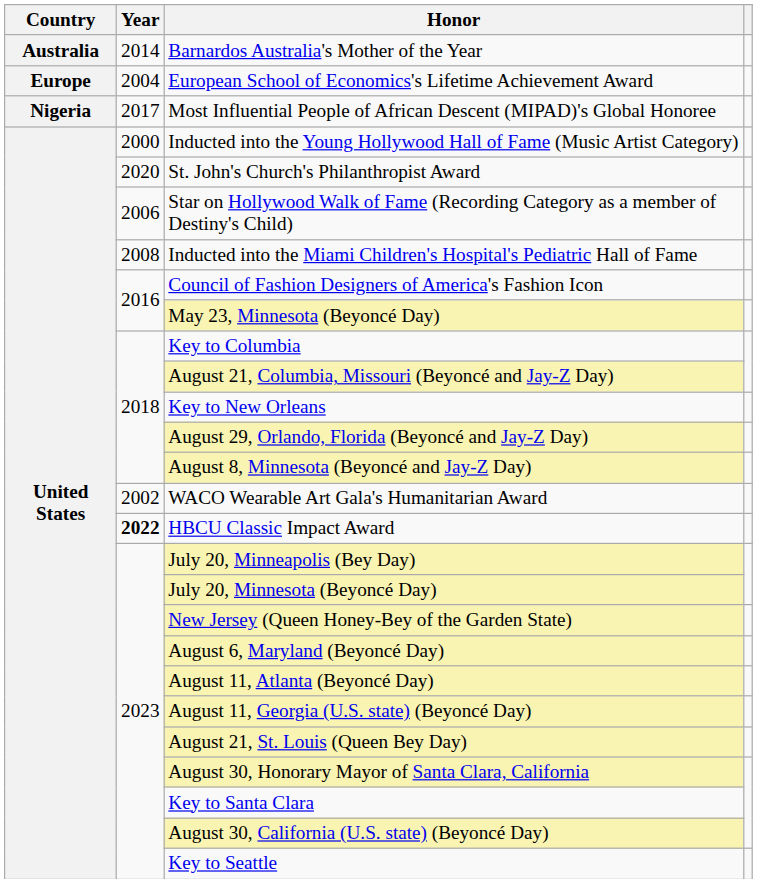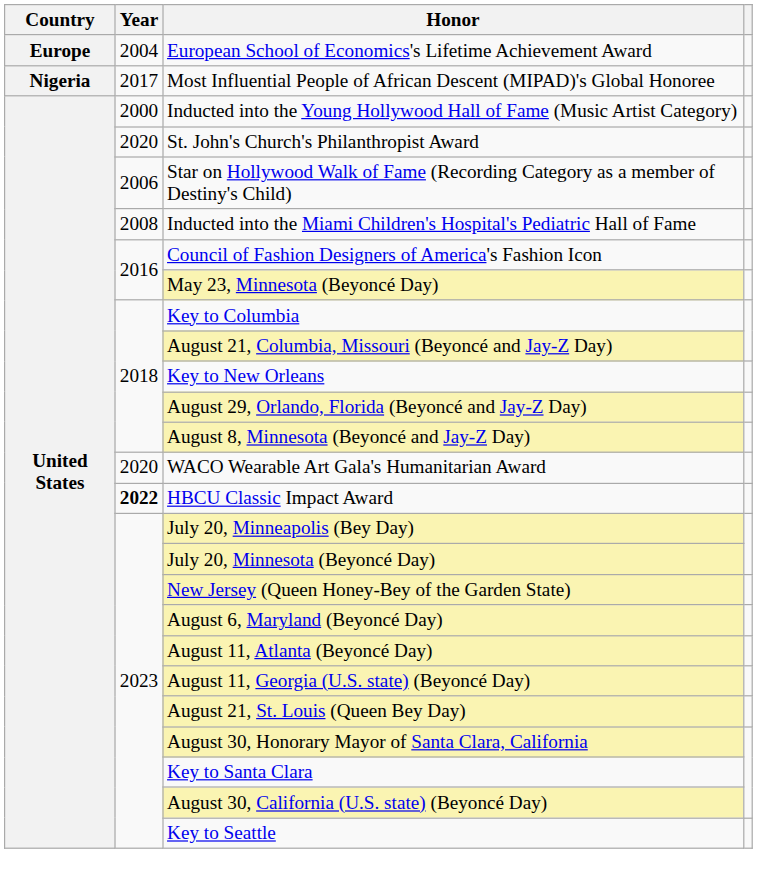- row: (325, 50)
(140, 498) 2002 -> (139, 467) 2020
